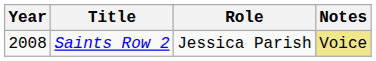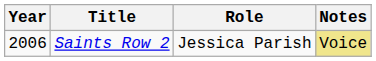(28, 44) 2008 -> (28, 44) 2006
